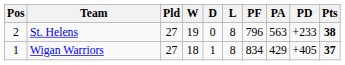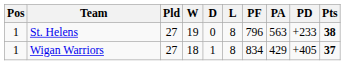(16, 32) 2 -> (16, 32) 1
